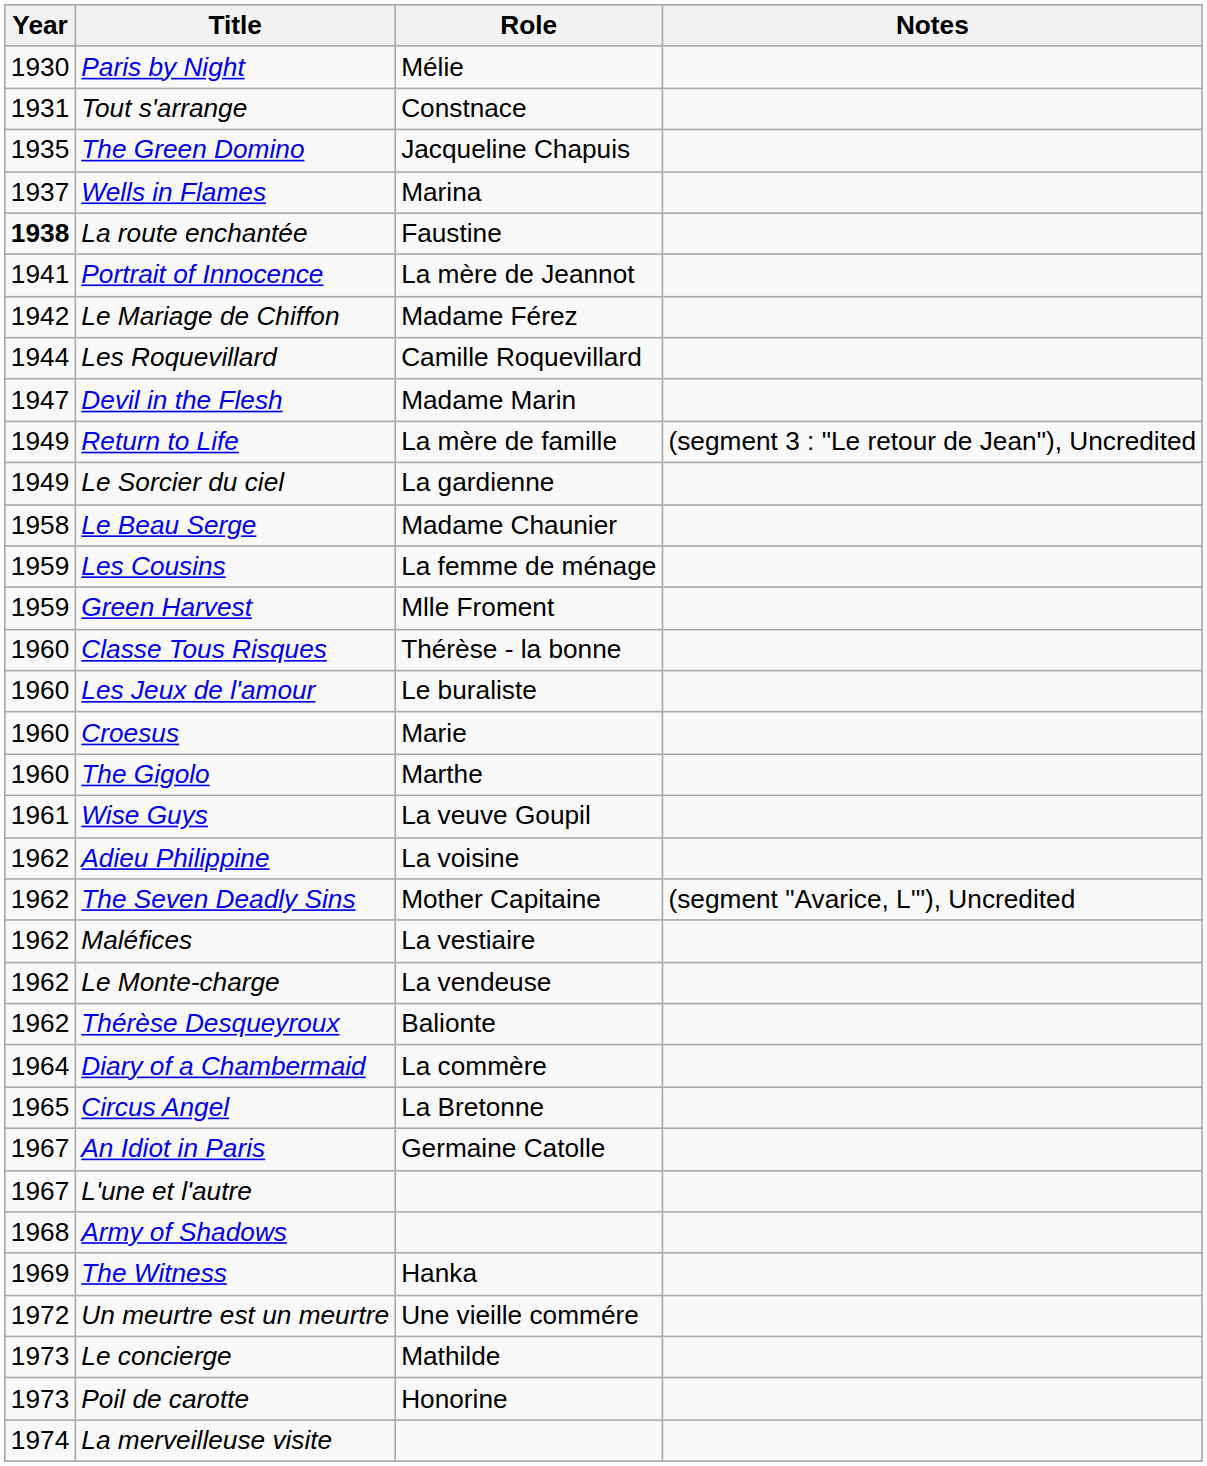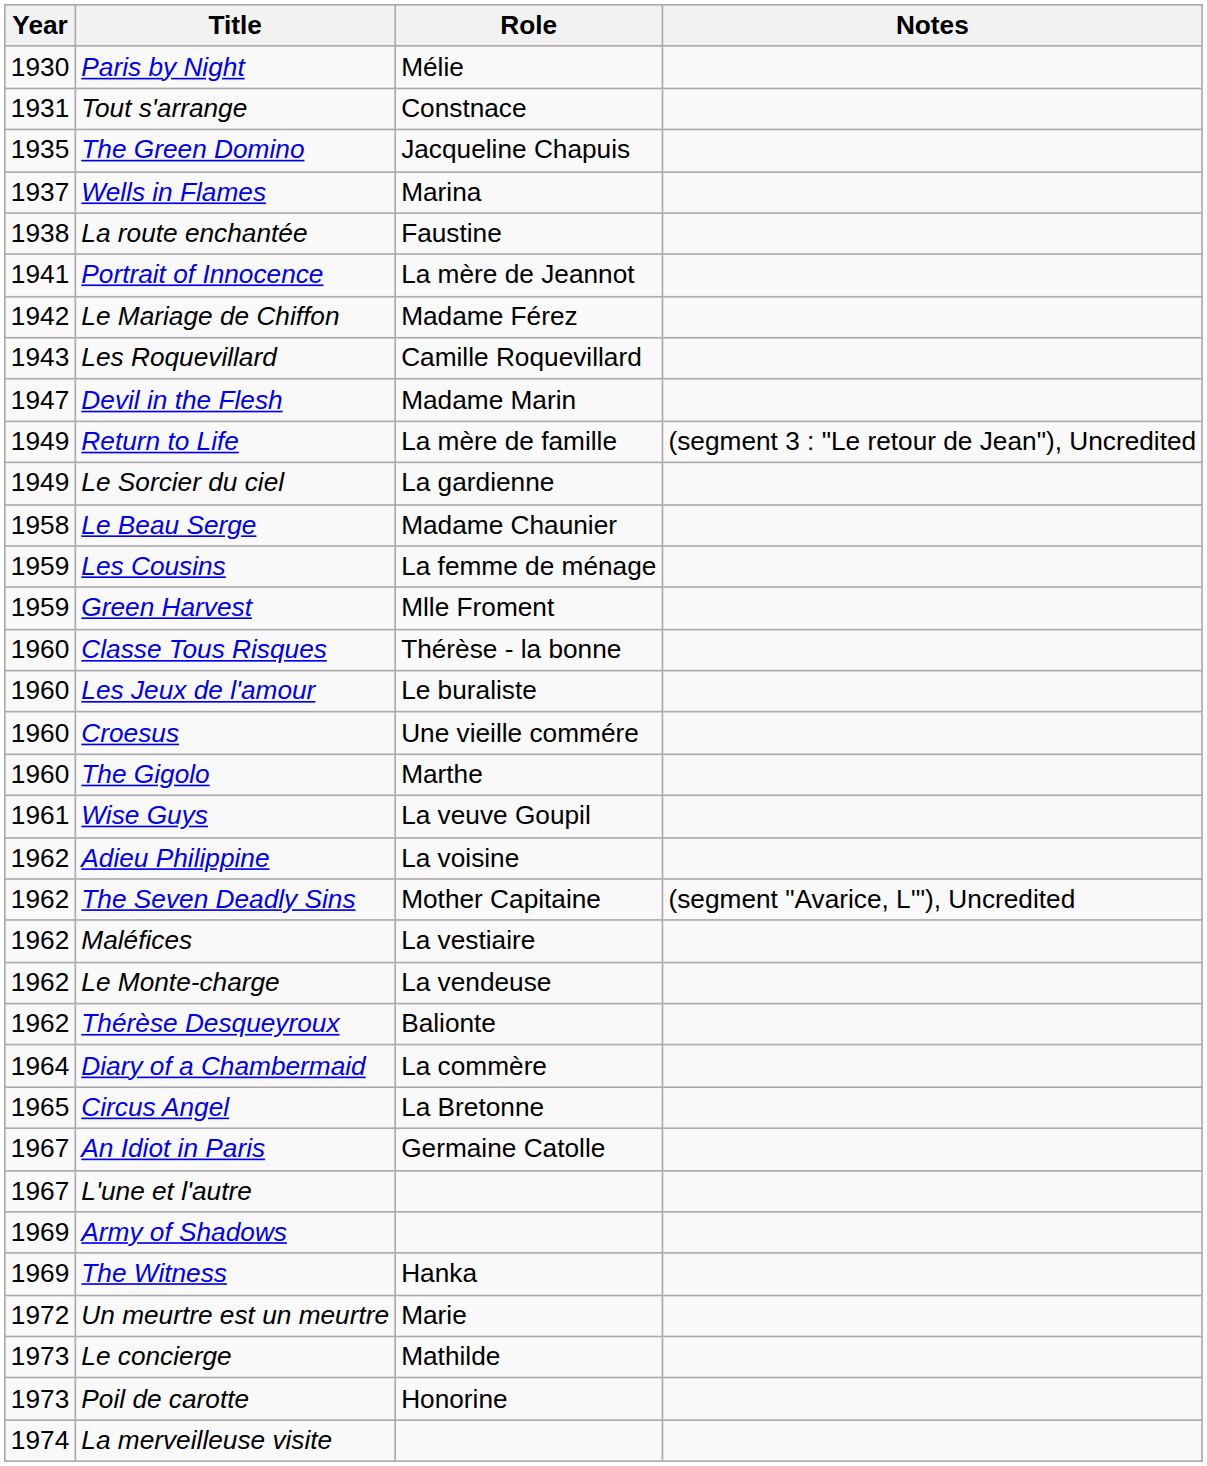(40, 233) bold -> (40, 233) normal
(40, 358) 1944 -> (40, 358) 1943
(434, 732) Marie -> (520, 732) Une vieille commére
(40, 1232) 1968 -> (40, 1232) 1969
(520, 1315) Une vieille commére -> (434, 1315) Marie
